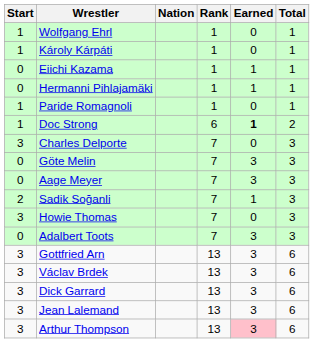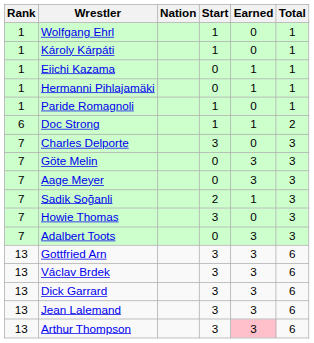columns swapped: (214, 13) <-> (20, 13)
(254, 124) bold -> (254, 124) normal
